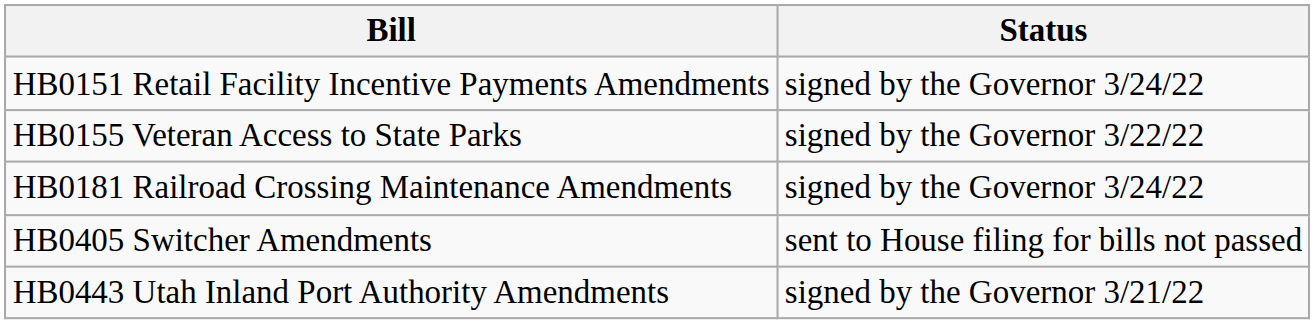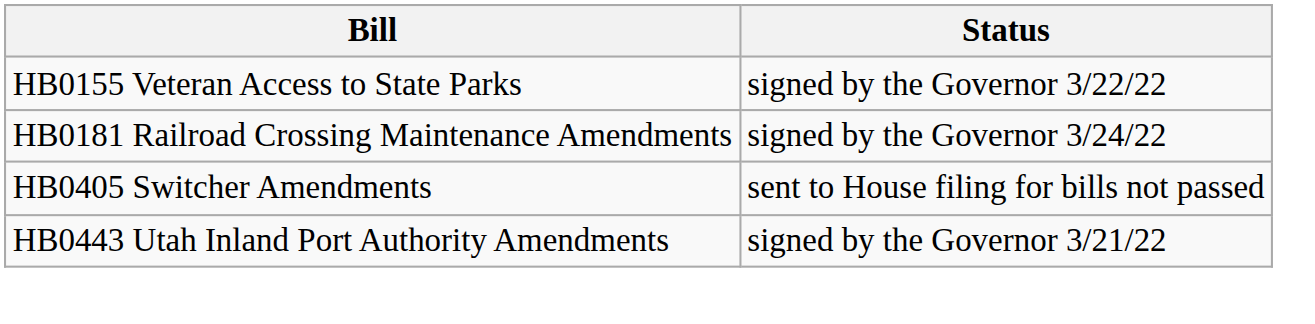- row: (391, 82)
